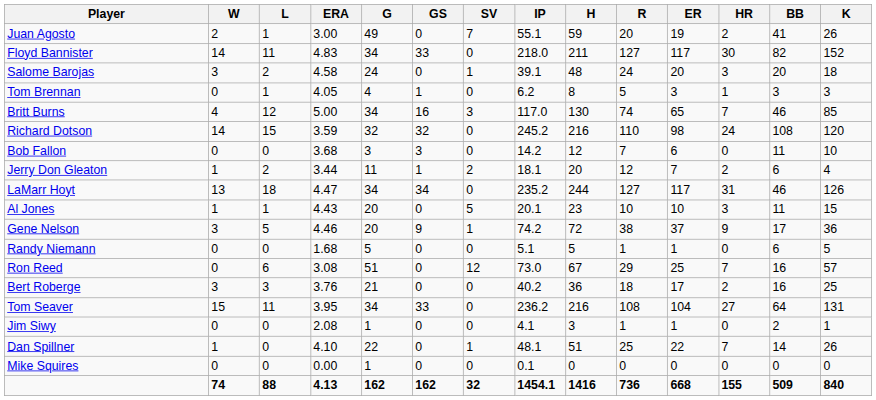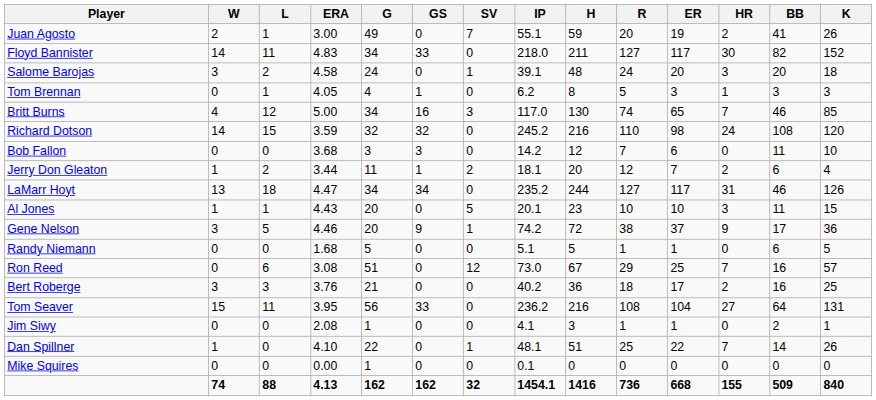(371, 307) 34 -> (371, 307) 56
